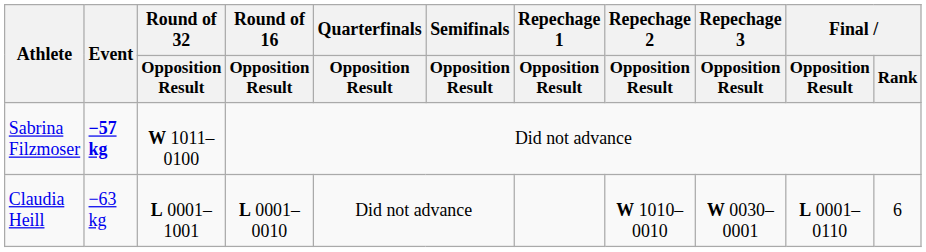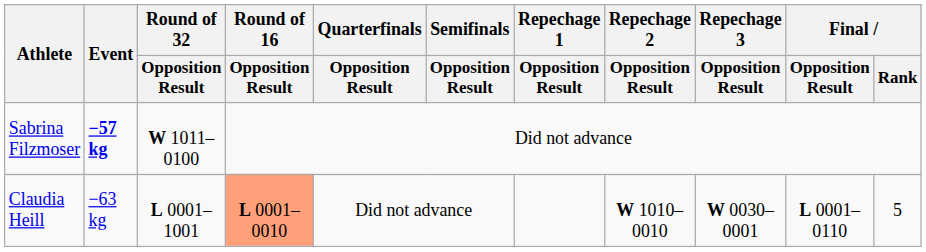(269, 221) no background -> (269, 221) lightsalmon background
(898, 210) 6 -> (898, 210) 5
